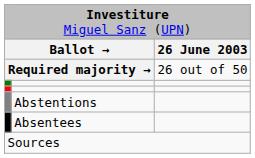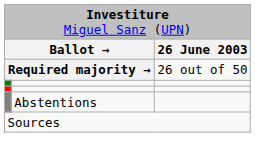- row: (8, 122)
